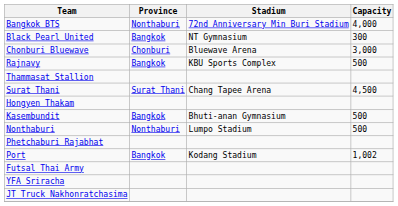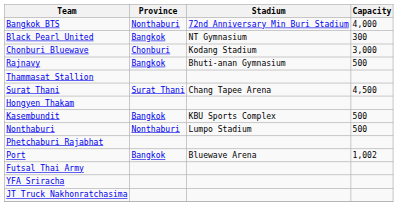(223, 50) Bluewave Arena -> (223, 50) Kodang Stadium
(232, 63) KBU Sports Complex -> (237, 63) Bhuti-anan Gymnasium
(237, 116) Bhuti-anan Gymnasium -> (232, 116) KBU Sports Complex
(223, 155) Kodang Stadium -> (223, 155) Bluewave Arena
